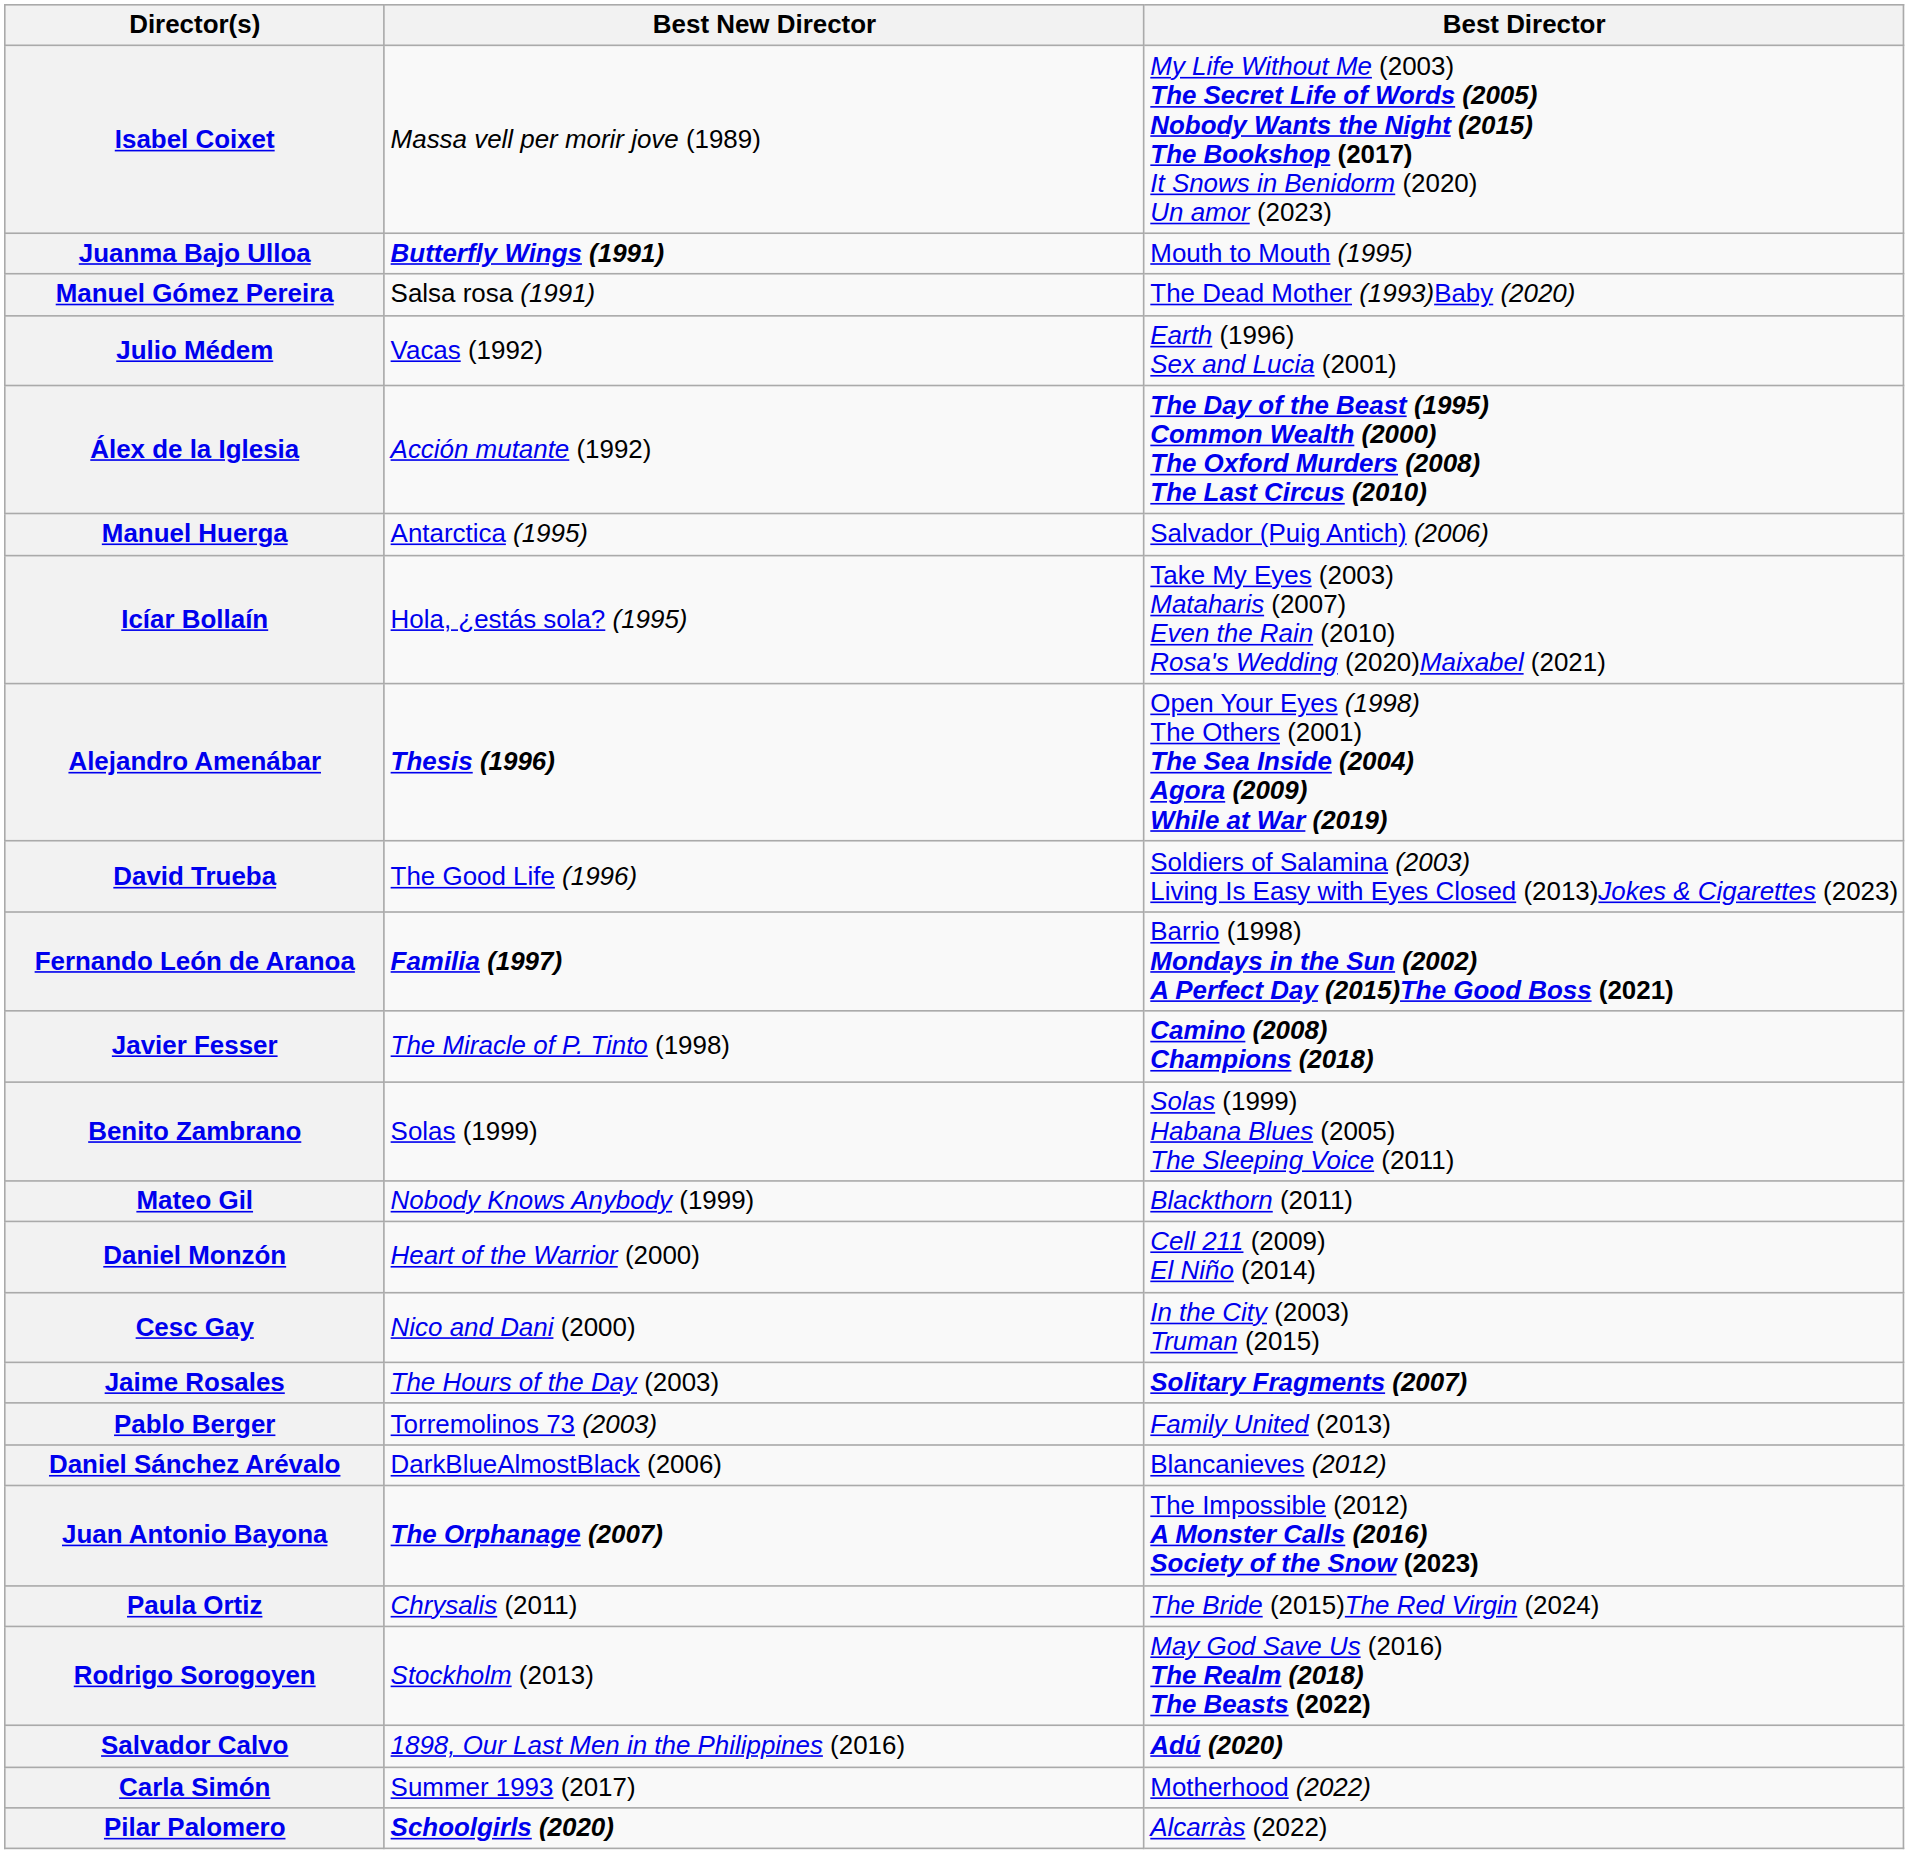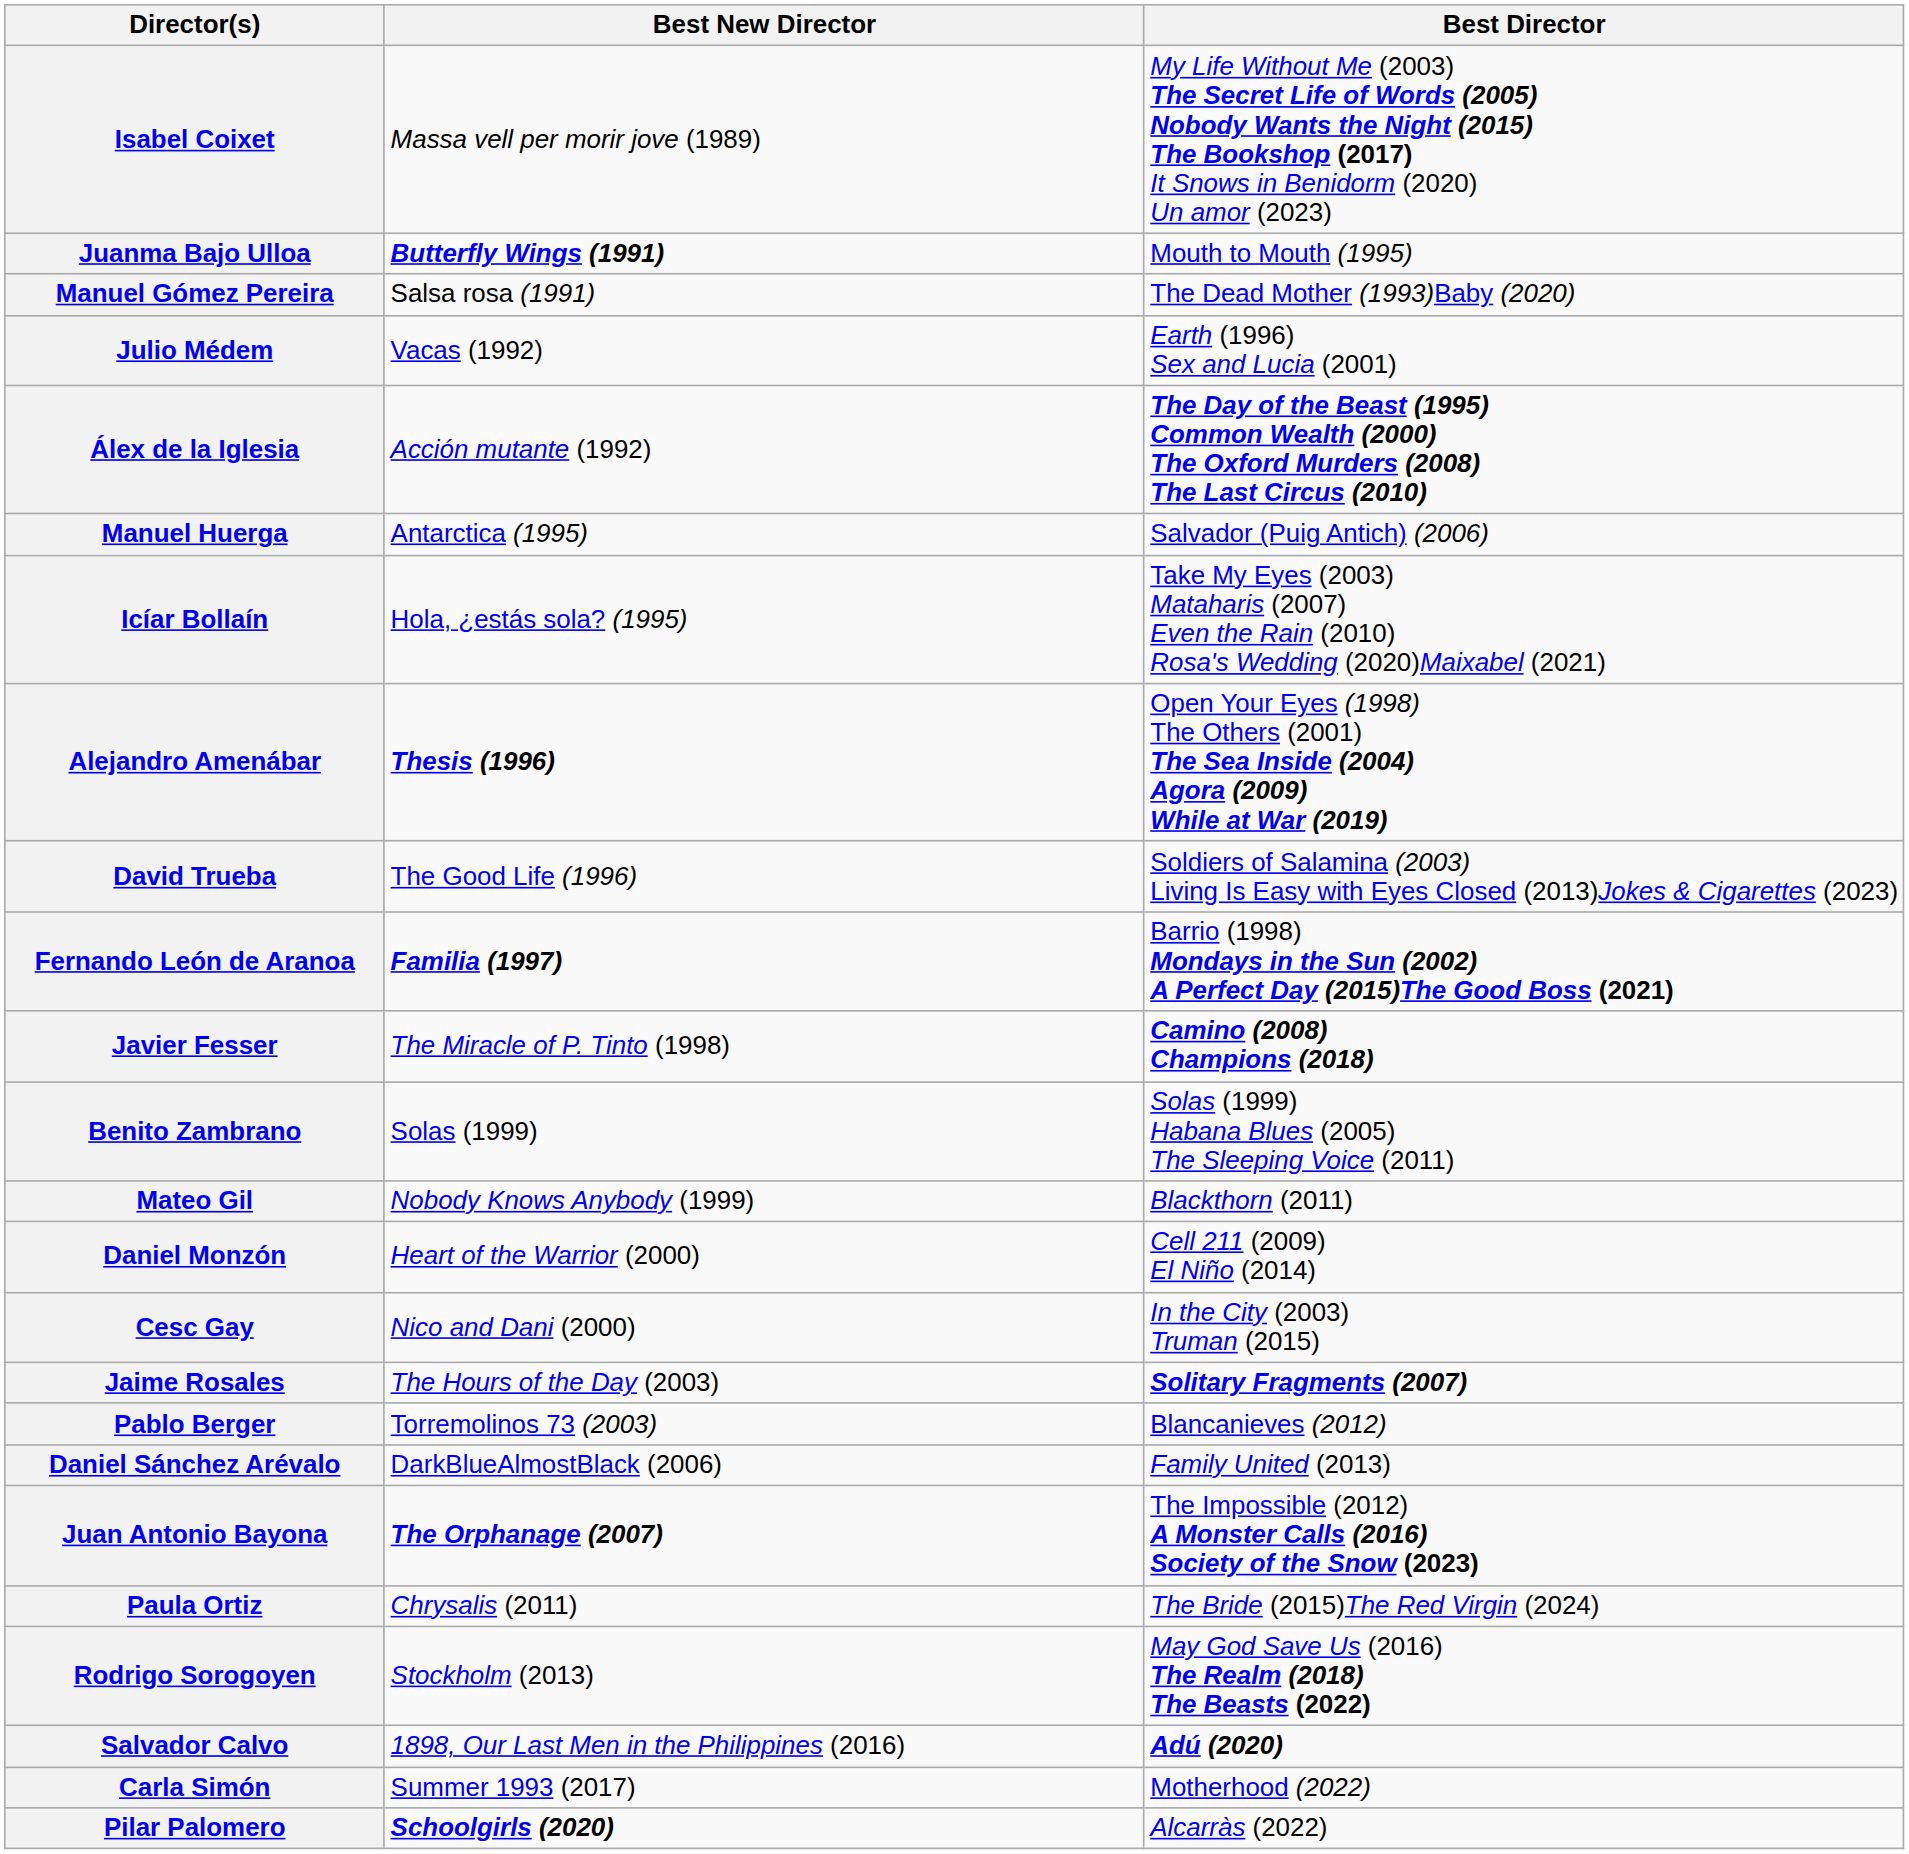(1271, 1423) Family United (2013) -> (1268, 1423) Blancanieves (2012)
(1268, 1464) Blancanieves (2012) -> (1271, 1464) Family United (2013)
